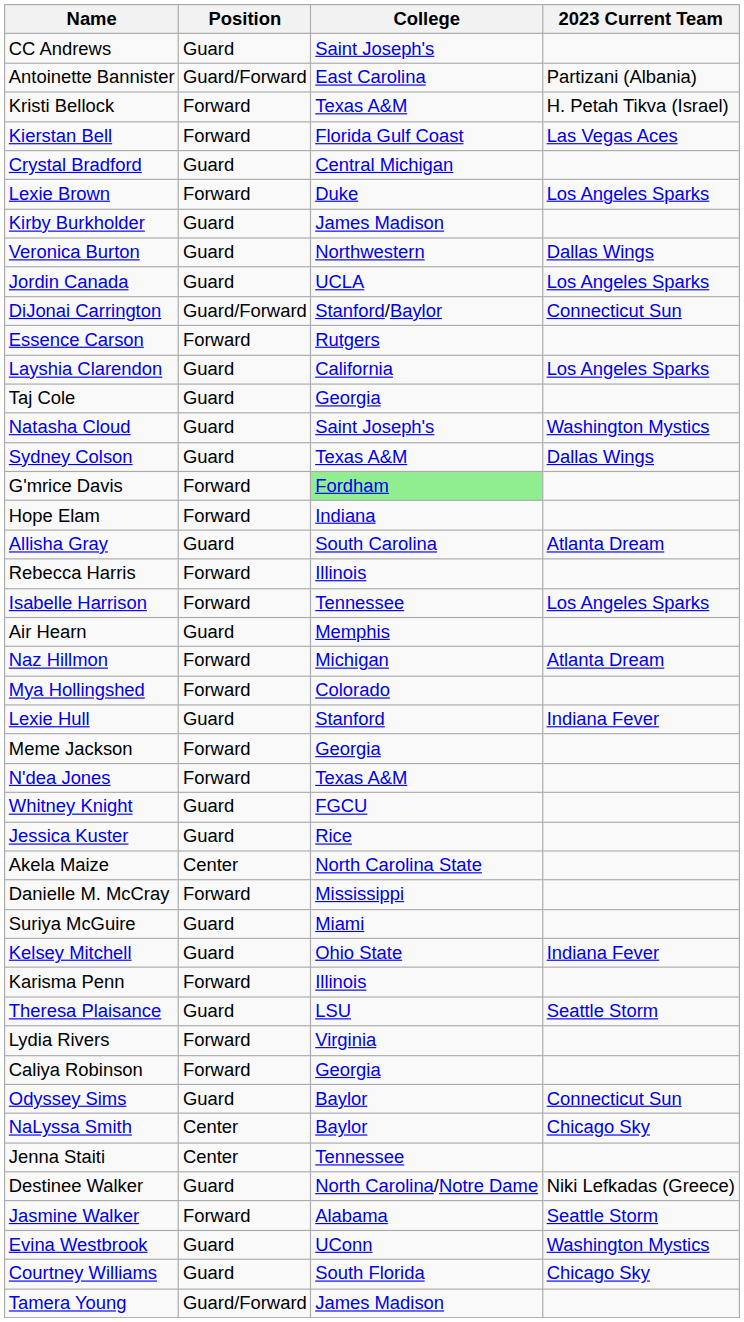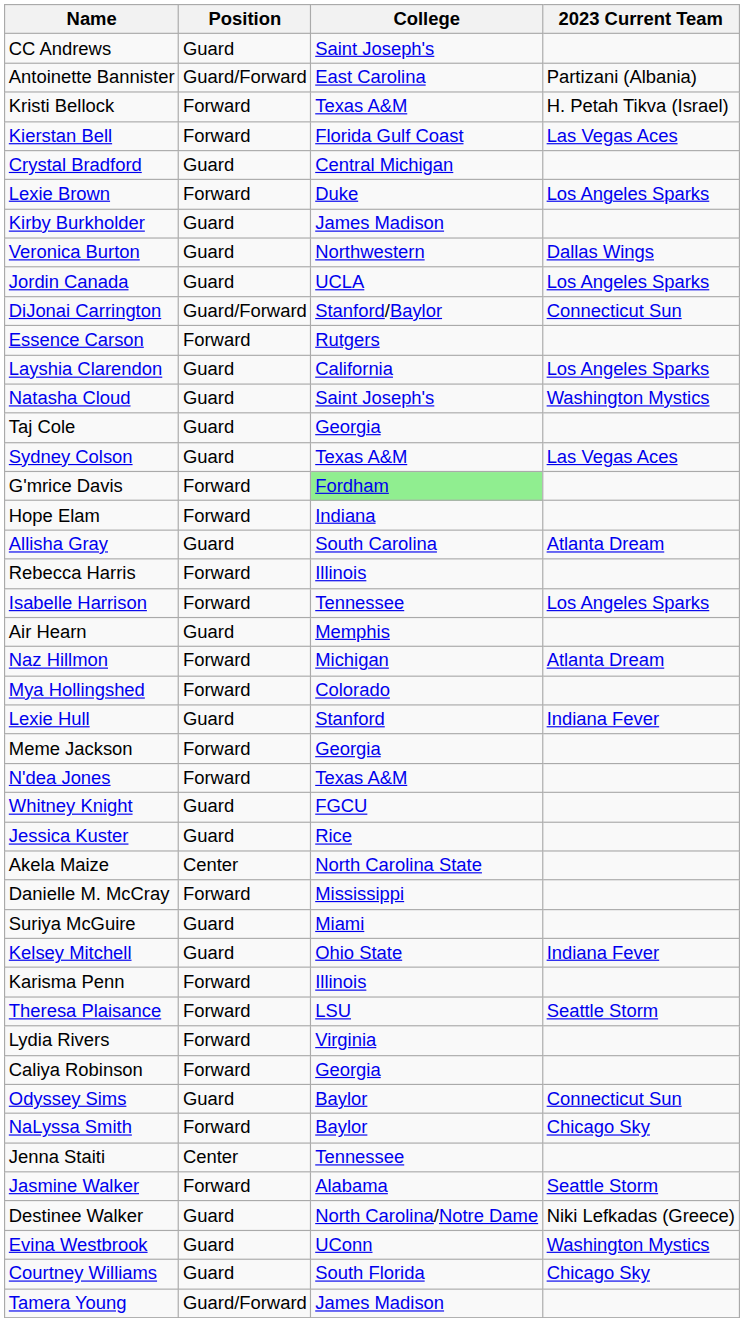rows swapped: (70, 427) <-> (42, 398)
(600, 456) Dallas Wings -> (612, 456) Las Vegas Aces
(209, 1011) Guard -> (217, 1011) Forward
(211, 1127) Center -> (217, 1127) Forward
rows swapped: (76, 1186) <-> (74, 1215)
